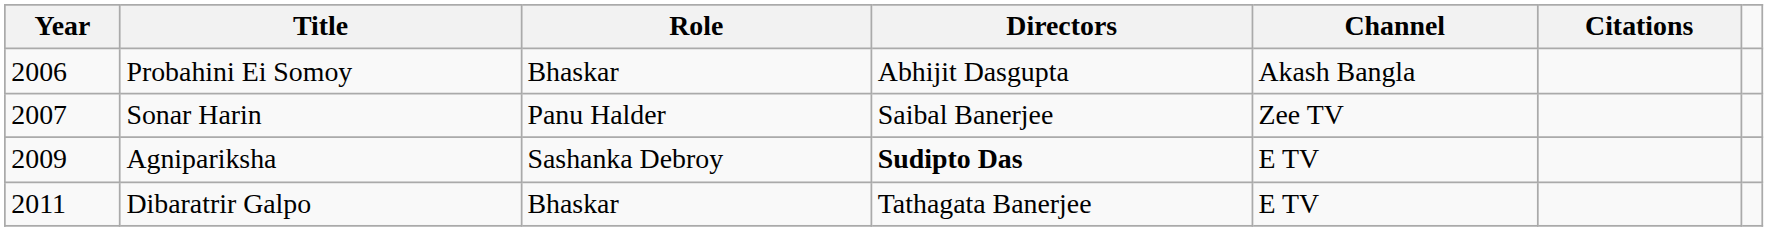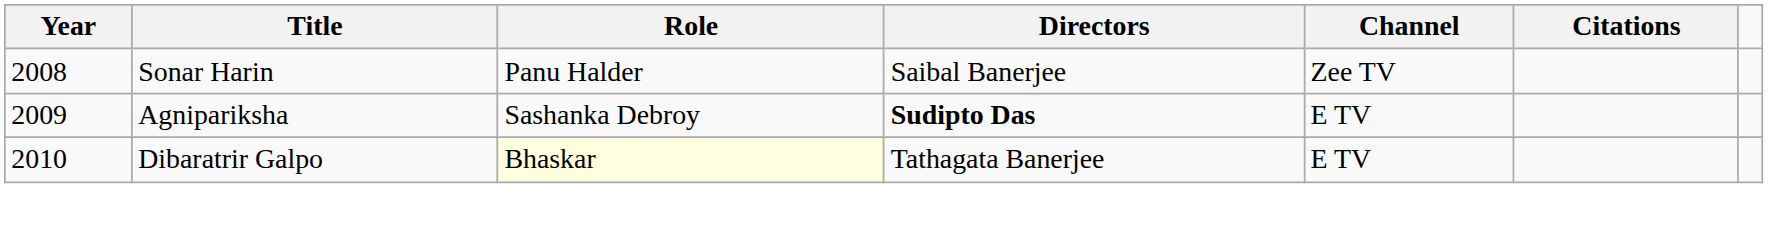- row: (239, 70)
(39, 114) 2007 -> (39, 70) 2008
(39, 203) 2011 -> (39, 159) 2010
(573, 203) no background -> (550, 159) lightyellow background
